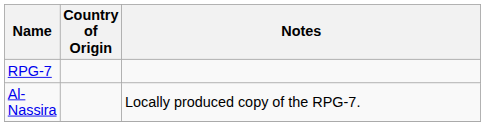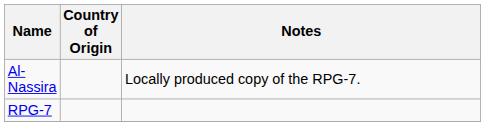rows swapped: (30, 71) <-> (32, 102)
